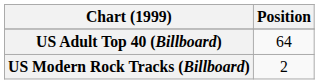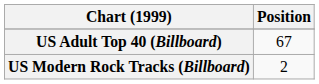(284, 41) 64 -> (284, 41) 67
